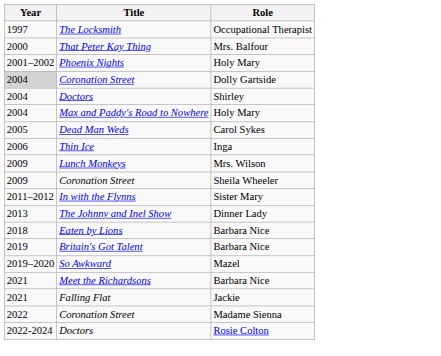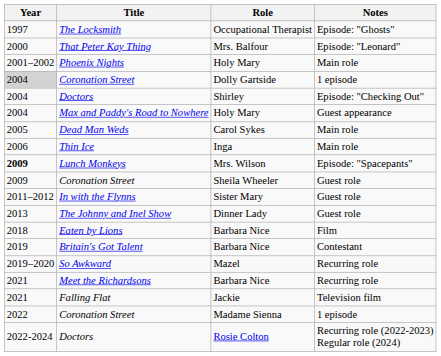+ column: (375, 12)
(17, 163) normal -> (17, 163) bold
